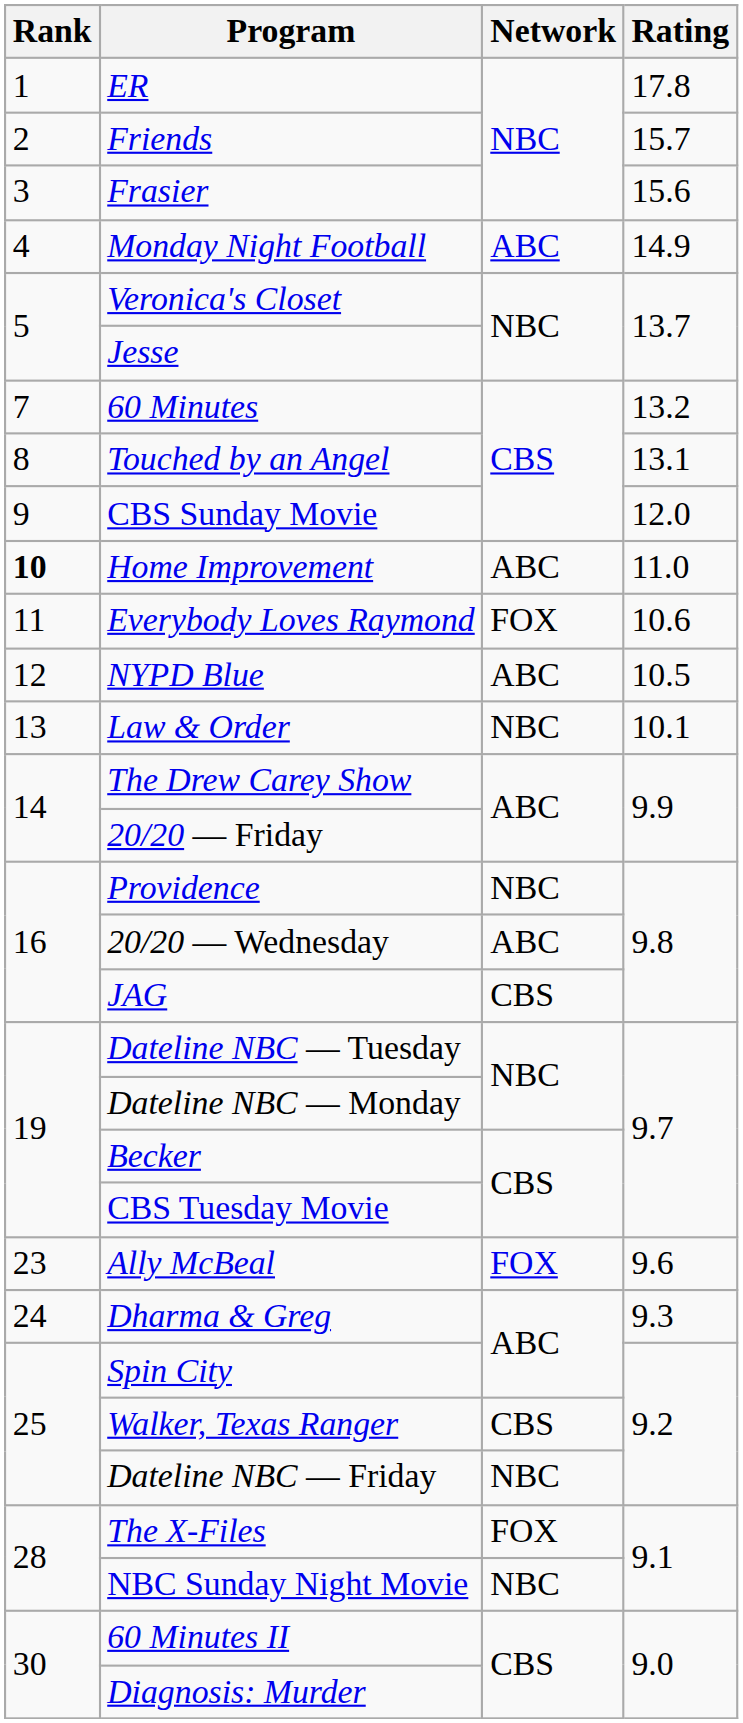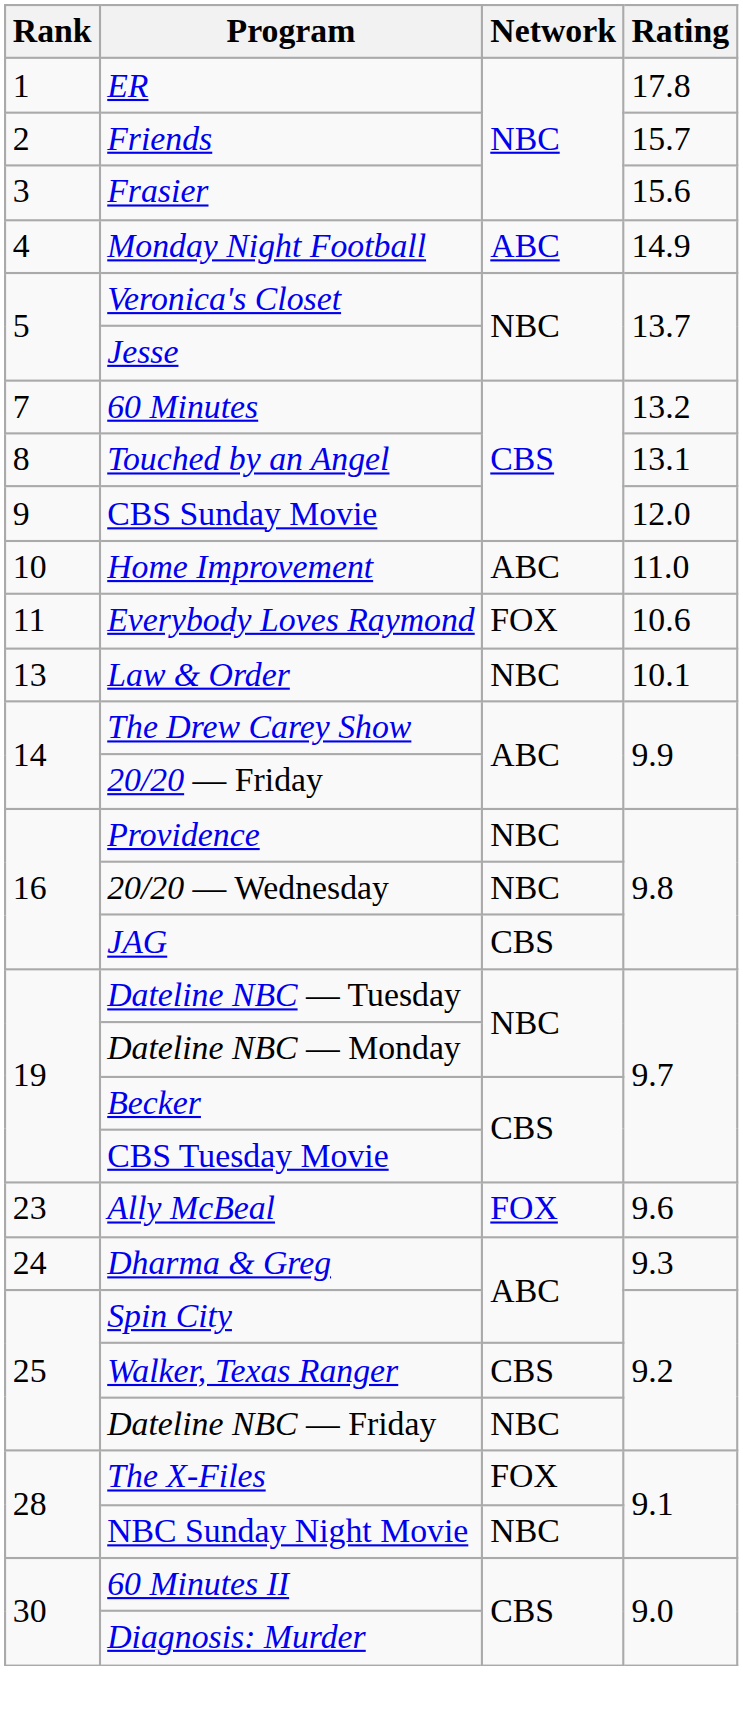(30, 566) bold -> (30, 566) normal
- row: (186, 673)
(525, 941) ABC -> (525, 887) NBC
